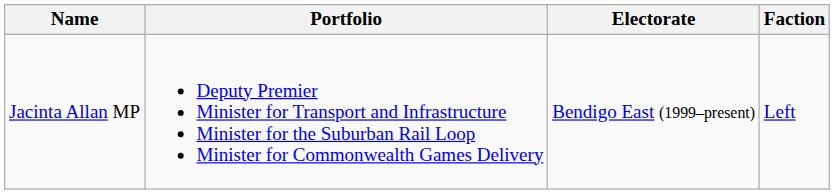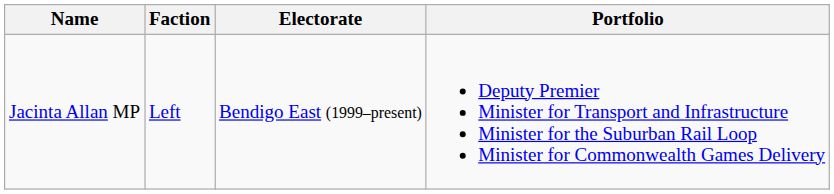columns swapped: (346, 19) <-> (794, 19)
